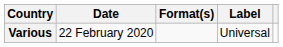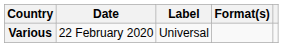columns swapped: (187, 14) <-> (245, 14)
